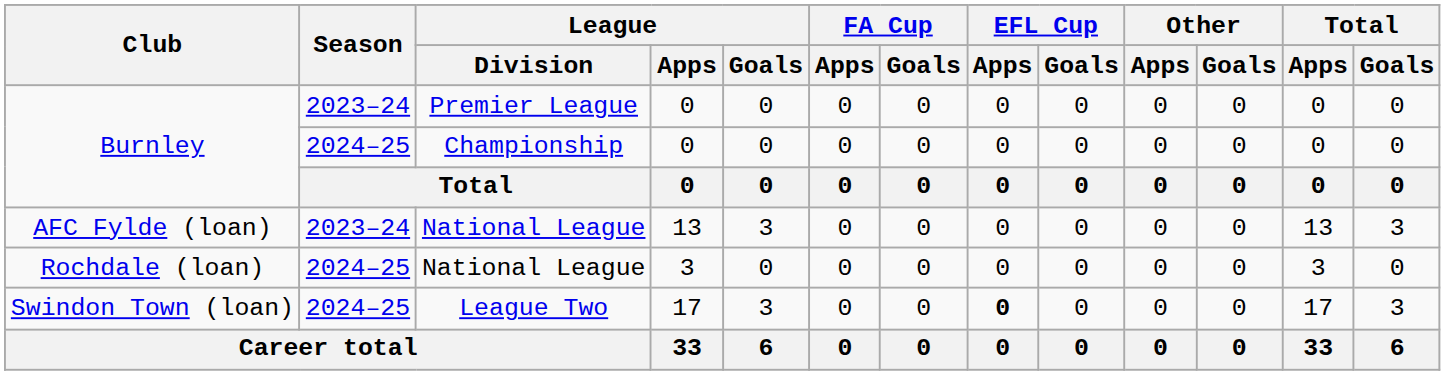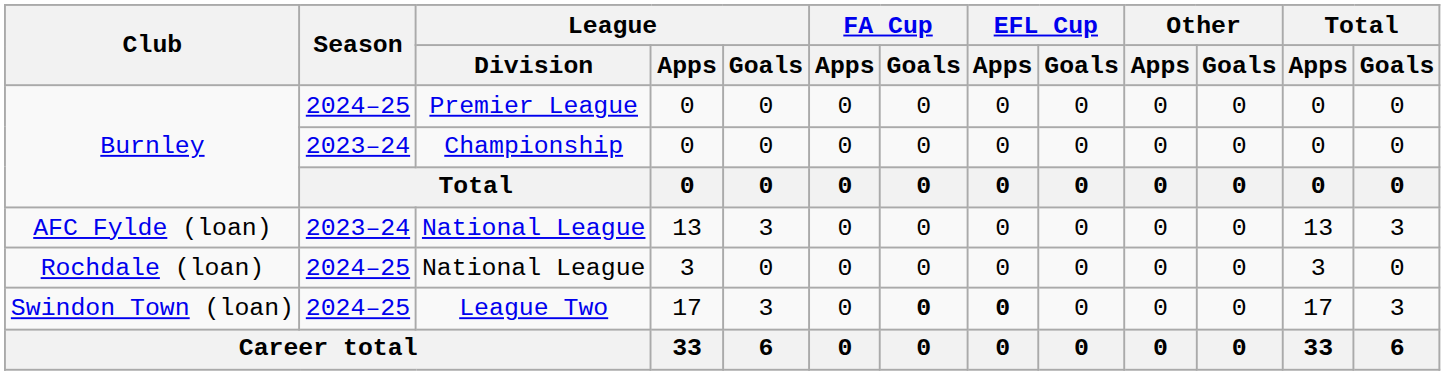(358, 106) 2023–24 -> (358, 106) 2024–25
(358, 147) 2024–25 -> (358, 147) 2023–24
(924, 308) normal -> (924, 308) bold
